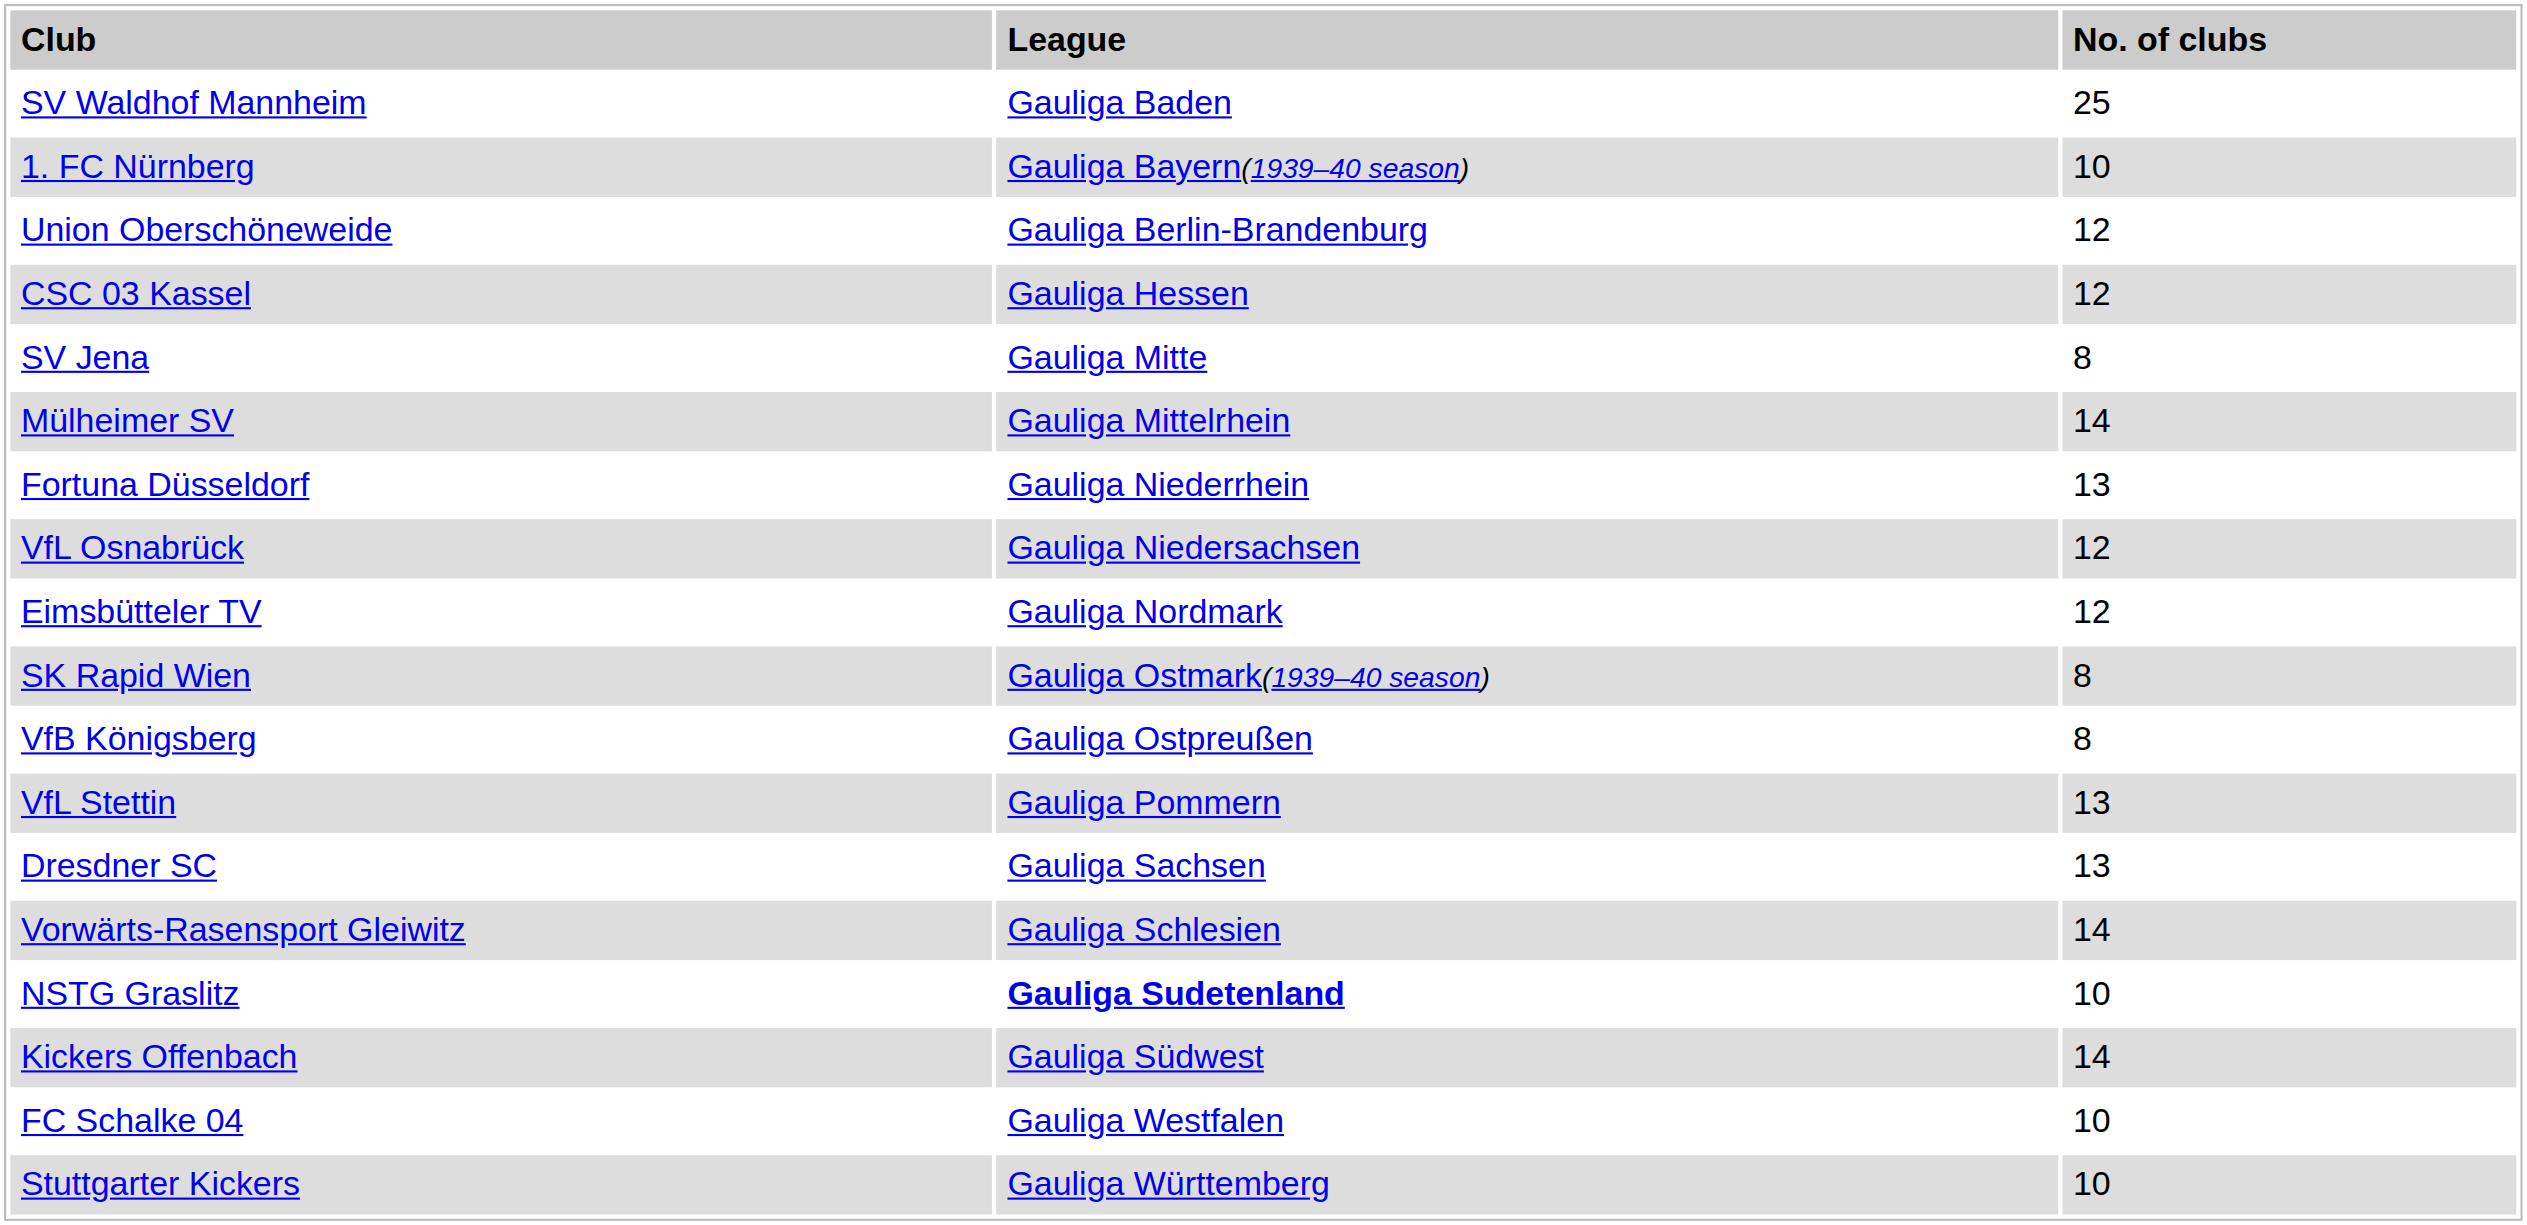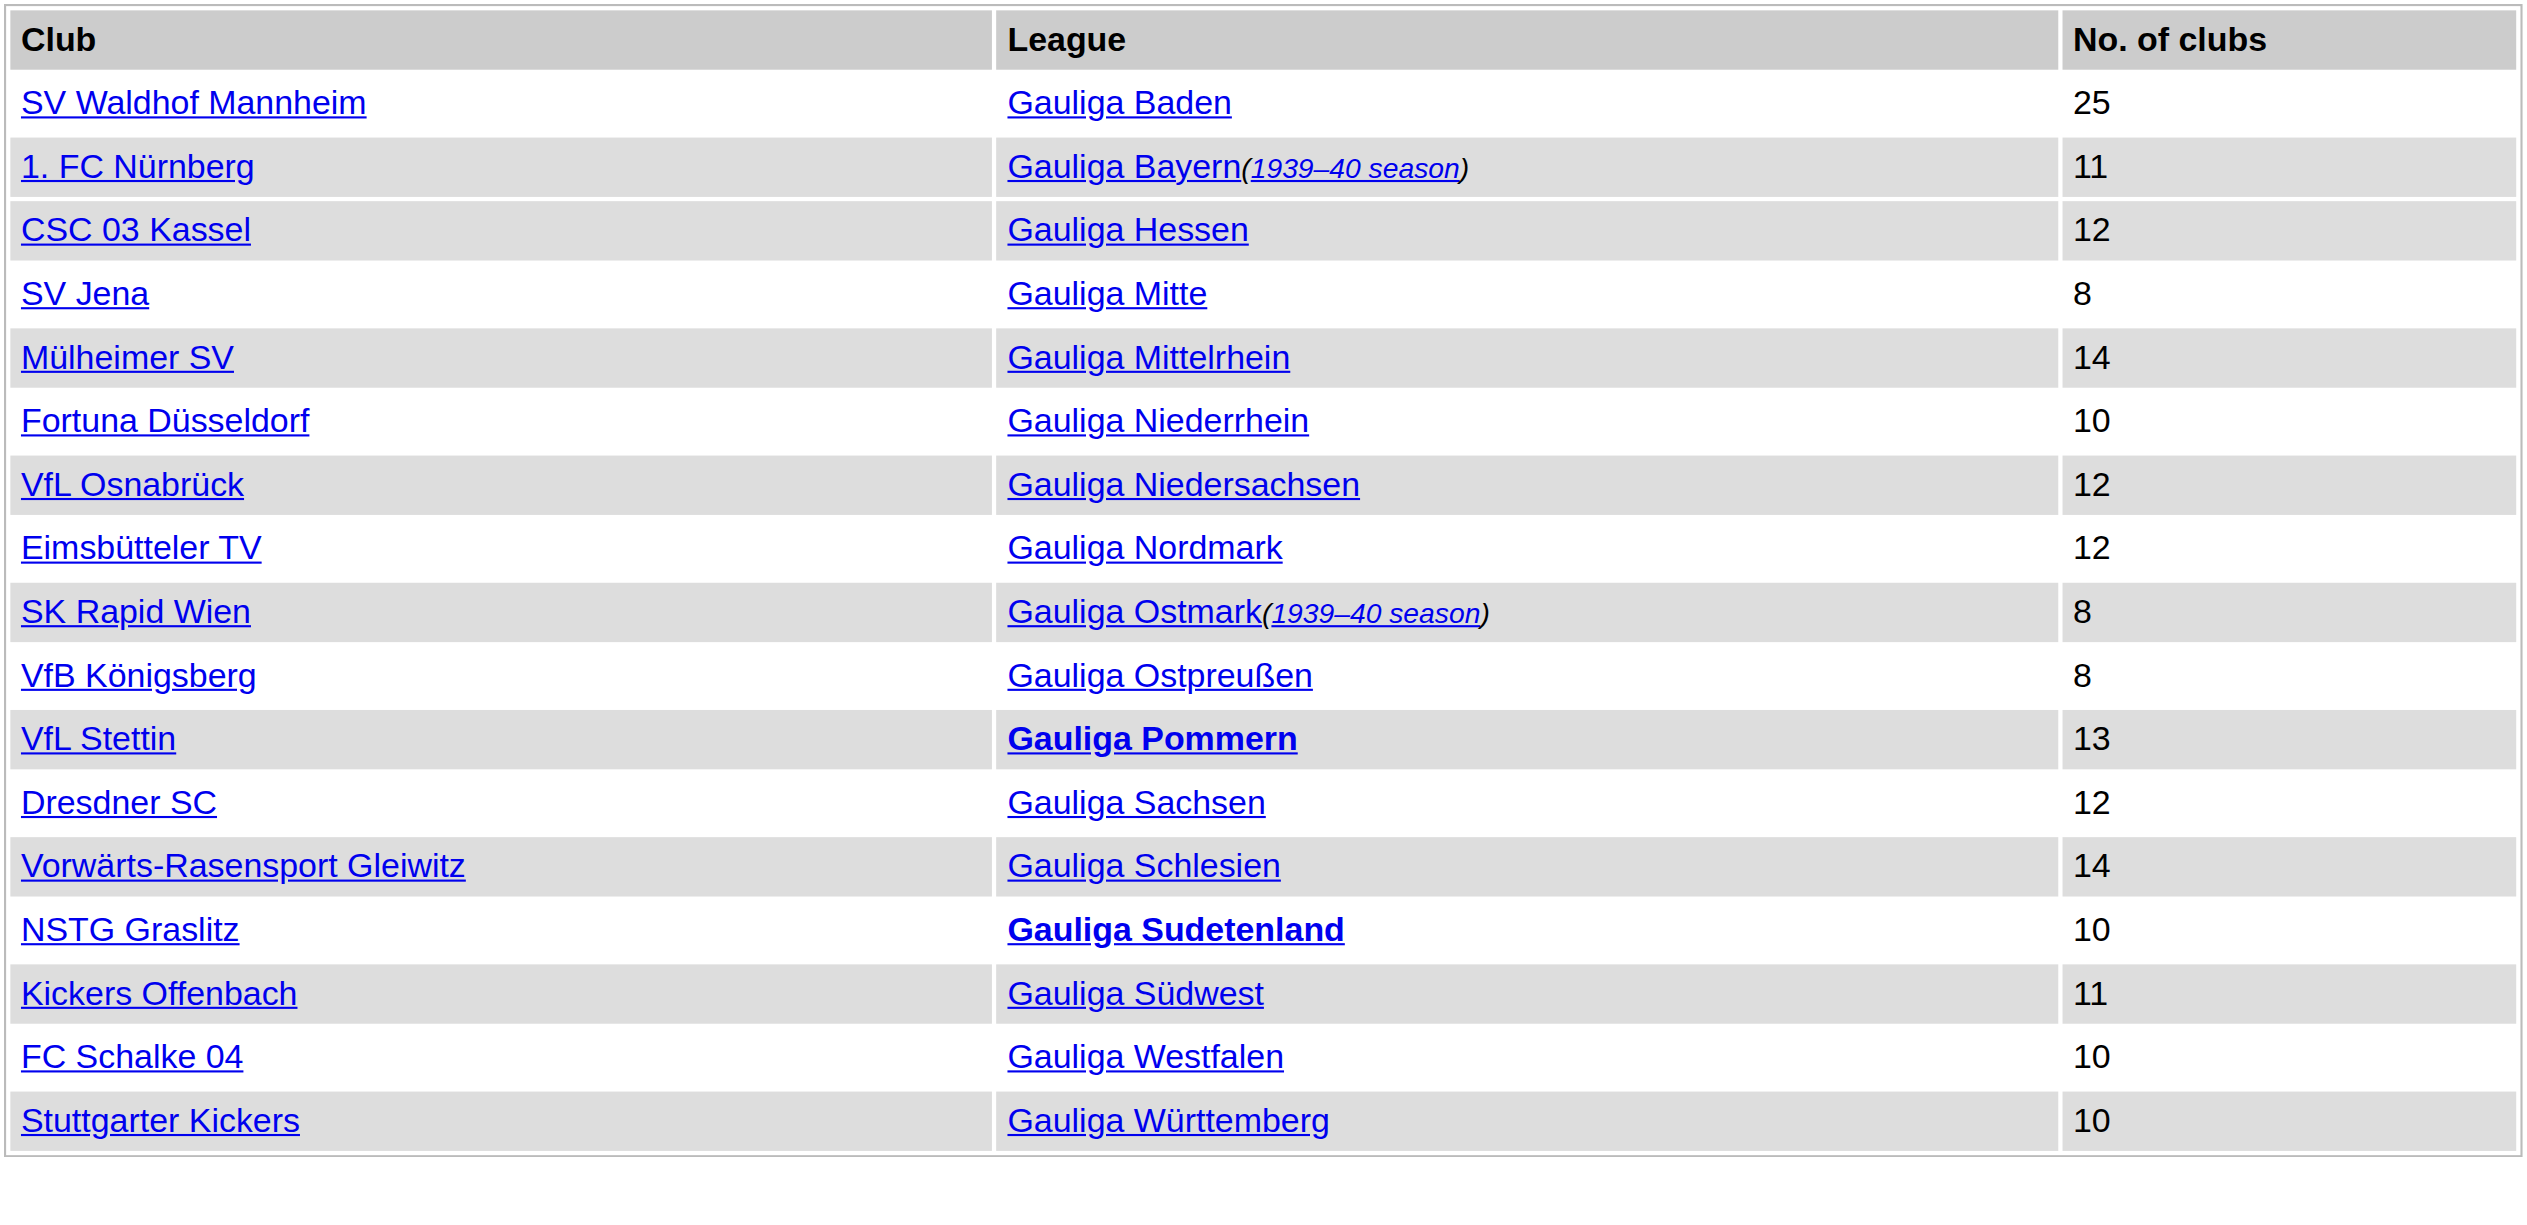(2092, 166) 10 -> (2091, 166) 11
- row: (207, 230)
(2092, 484) 13 -> (2092, 421) 10
(1144, 802) normal -> (1153, 739) bold
(2092, 866) 13 -> (2092, 802) 12
(2092, 1057) 14 -> (2091, 993) 11
